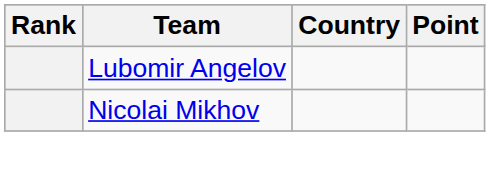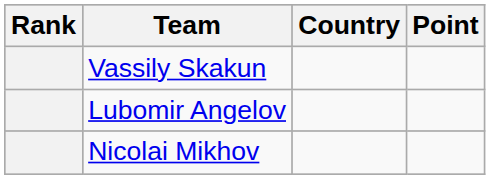+ row: (177, 67)
